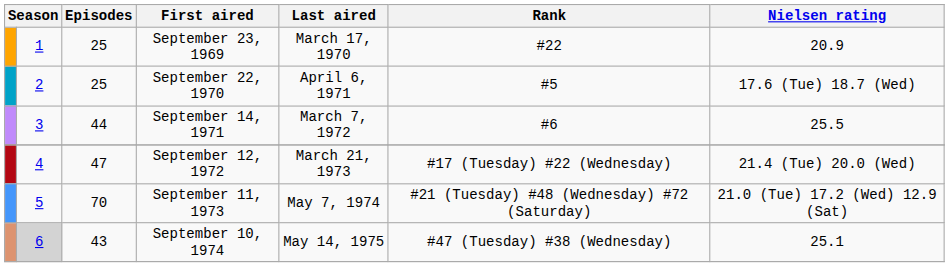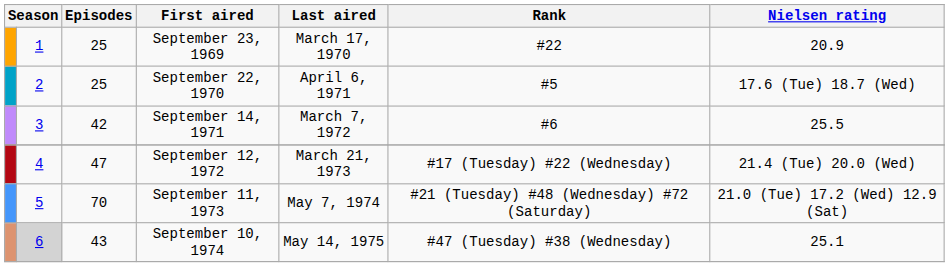(99, 125) 44 -> (99, 125) 42
